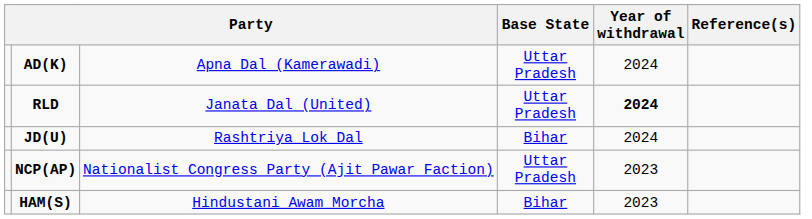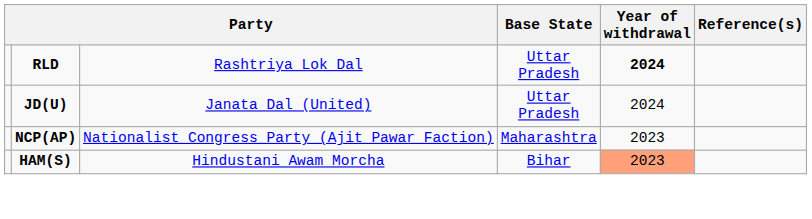- row: (46, 65)
(288, 106) Janata Dal (United) -> (288, 65) Rashtriya Lok Dal
(288, 138) Rashtriya Lok Dal -> (288, 106) Janata Dal (United)
(545, 138) Bihar -> (549, 106) Uttar Pradesh
(545, 170) Uttar Pradesh -> (549, 138) Maharashtra
(641, 202) no background -> (647, 162) lightsalmon background
